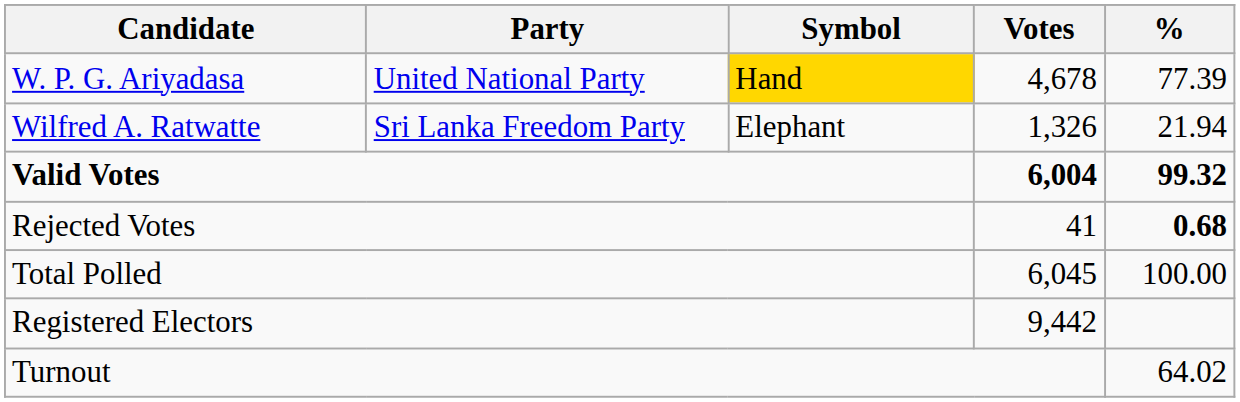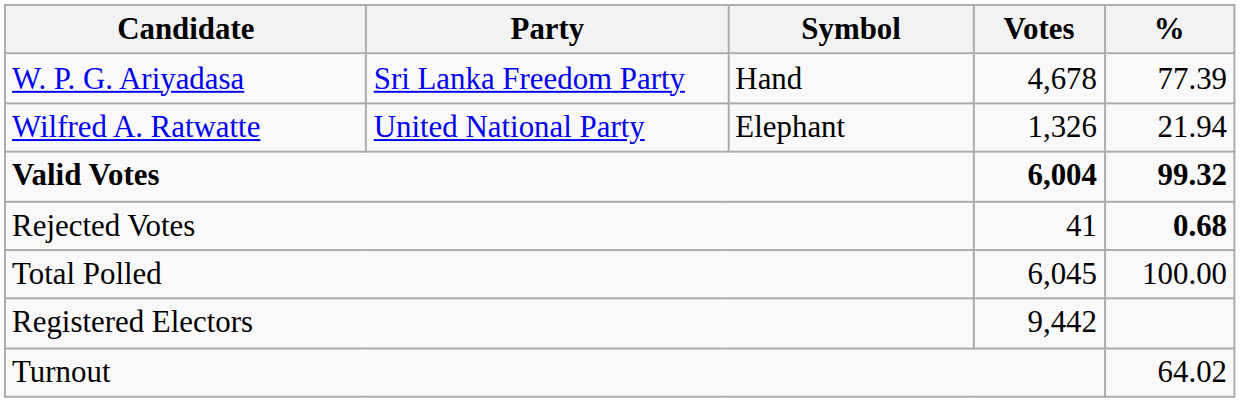(509, 77) United National Party -> (529, 77) Sri Lanka Freedom Party
(769, 77) gold background -> (769, 77) no background
(529, 126) Sri Lanka Freedom Party -> (509, 126) United National Party
